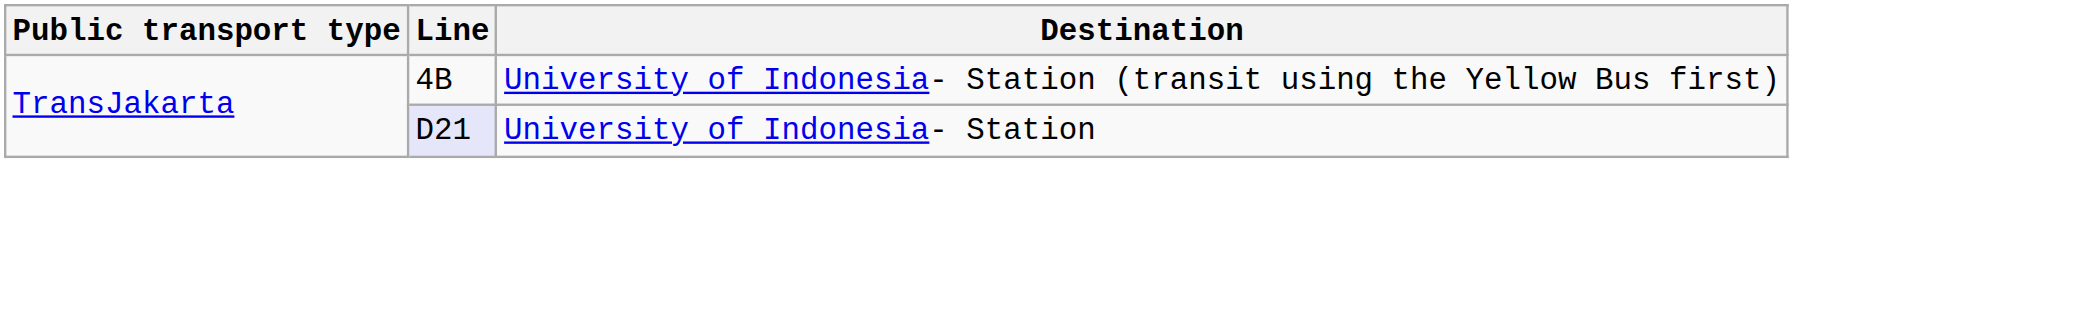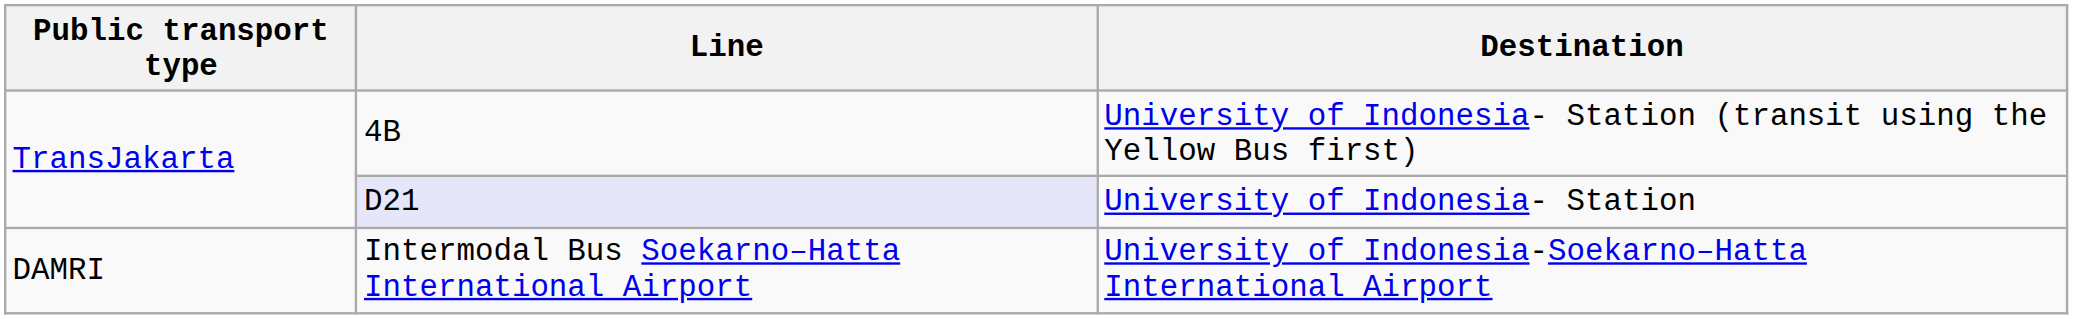+ row: (1456, 270)
